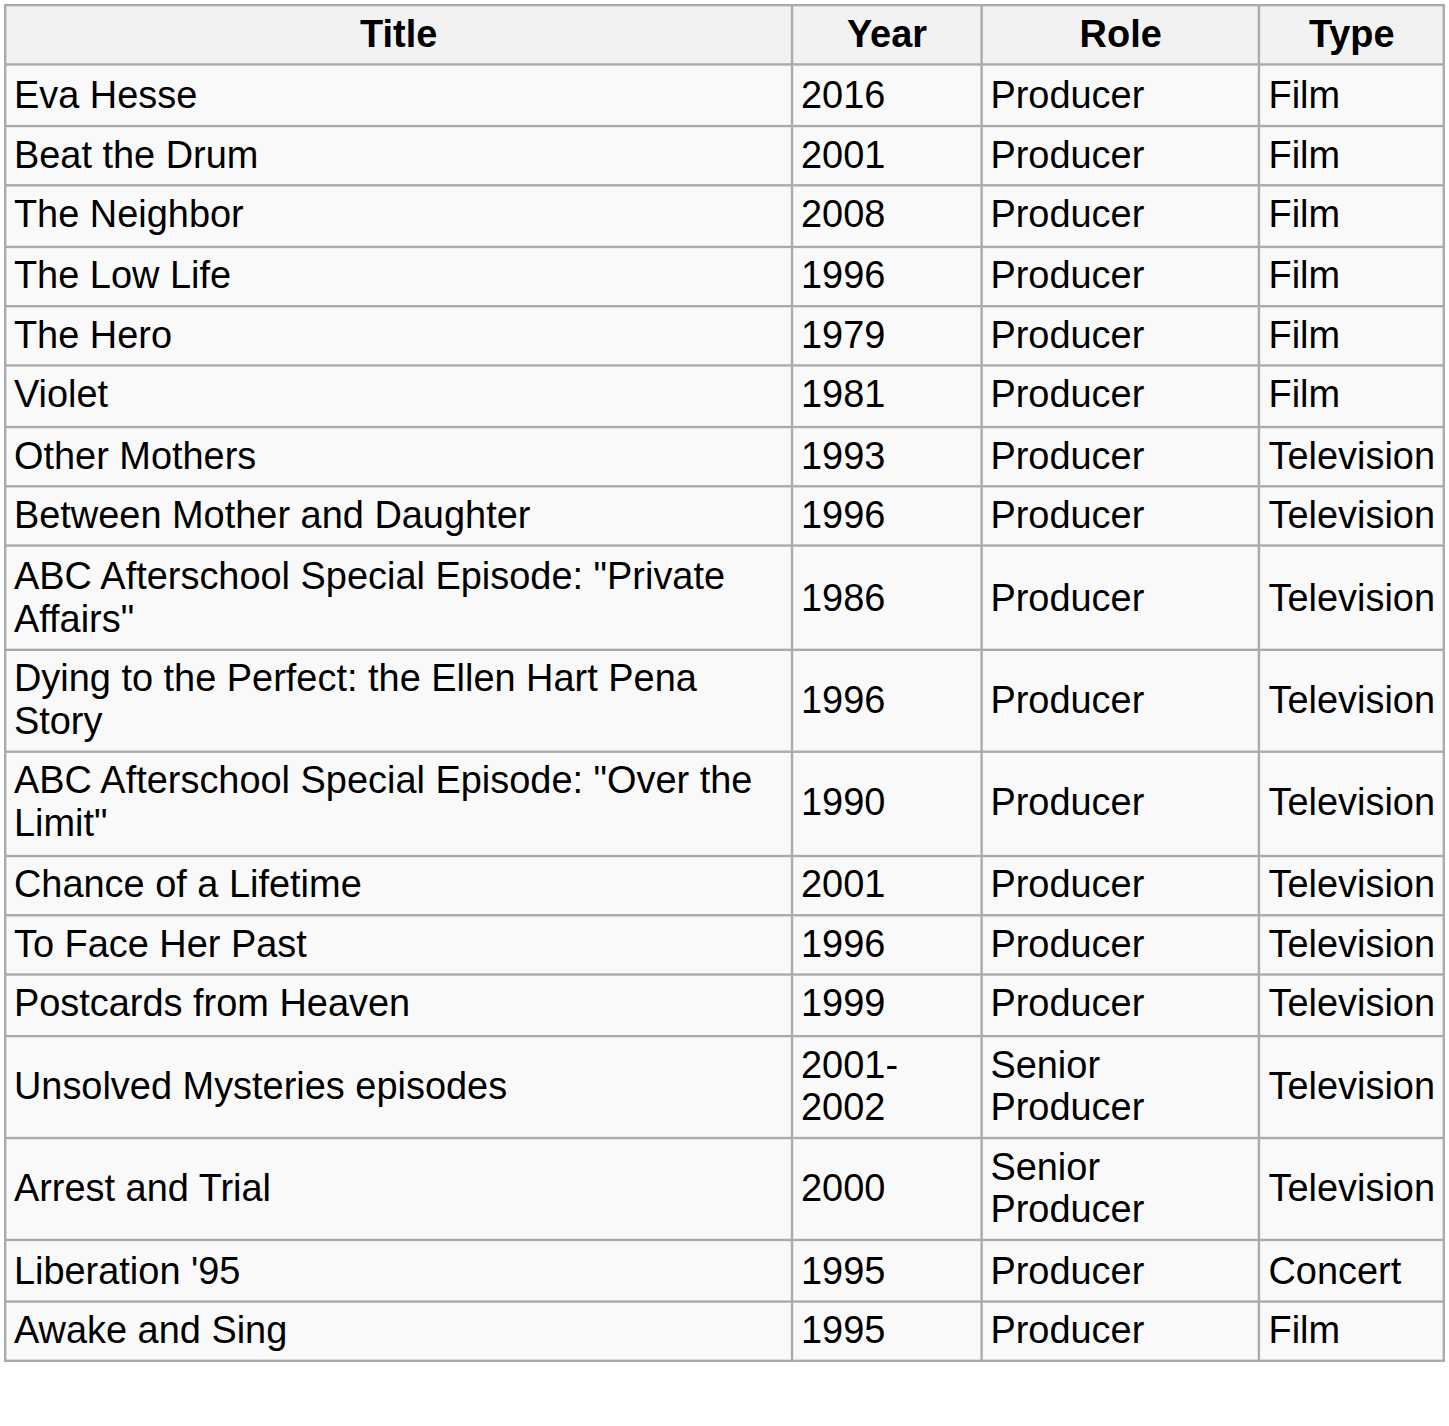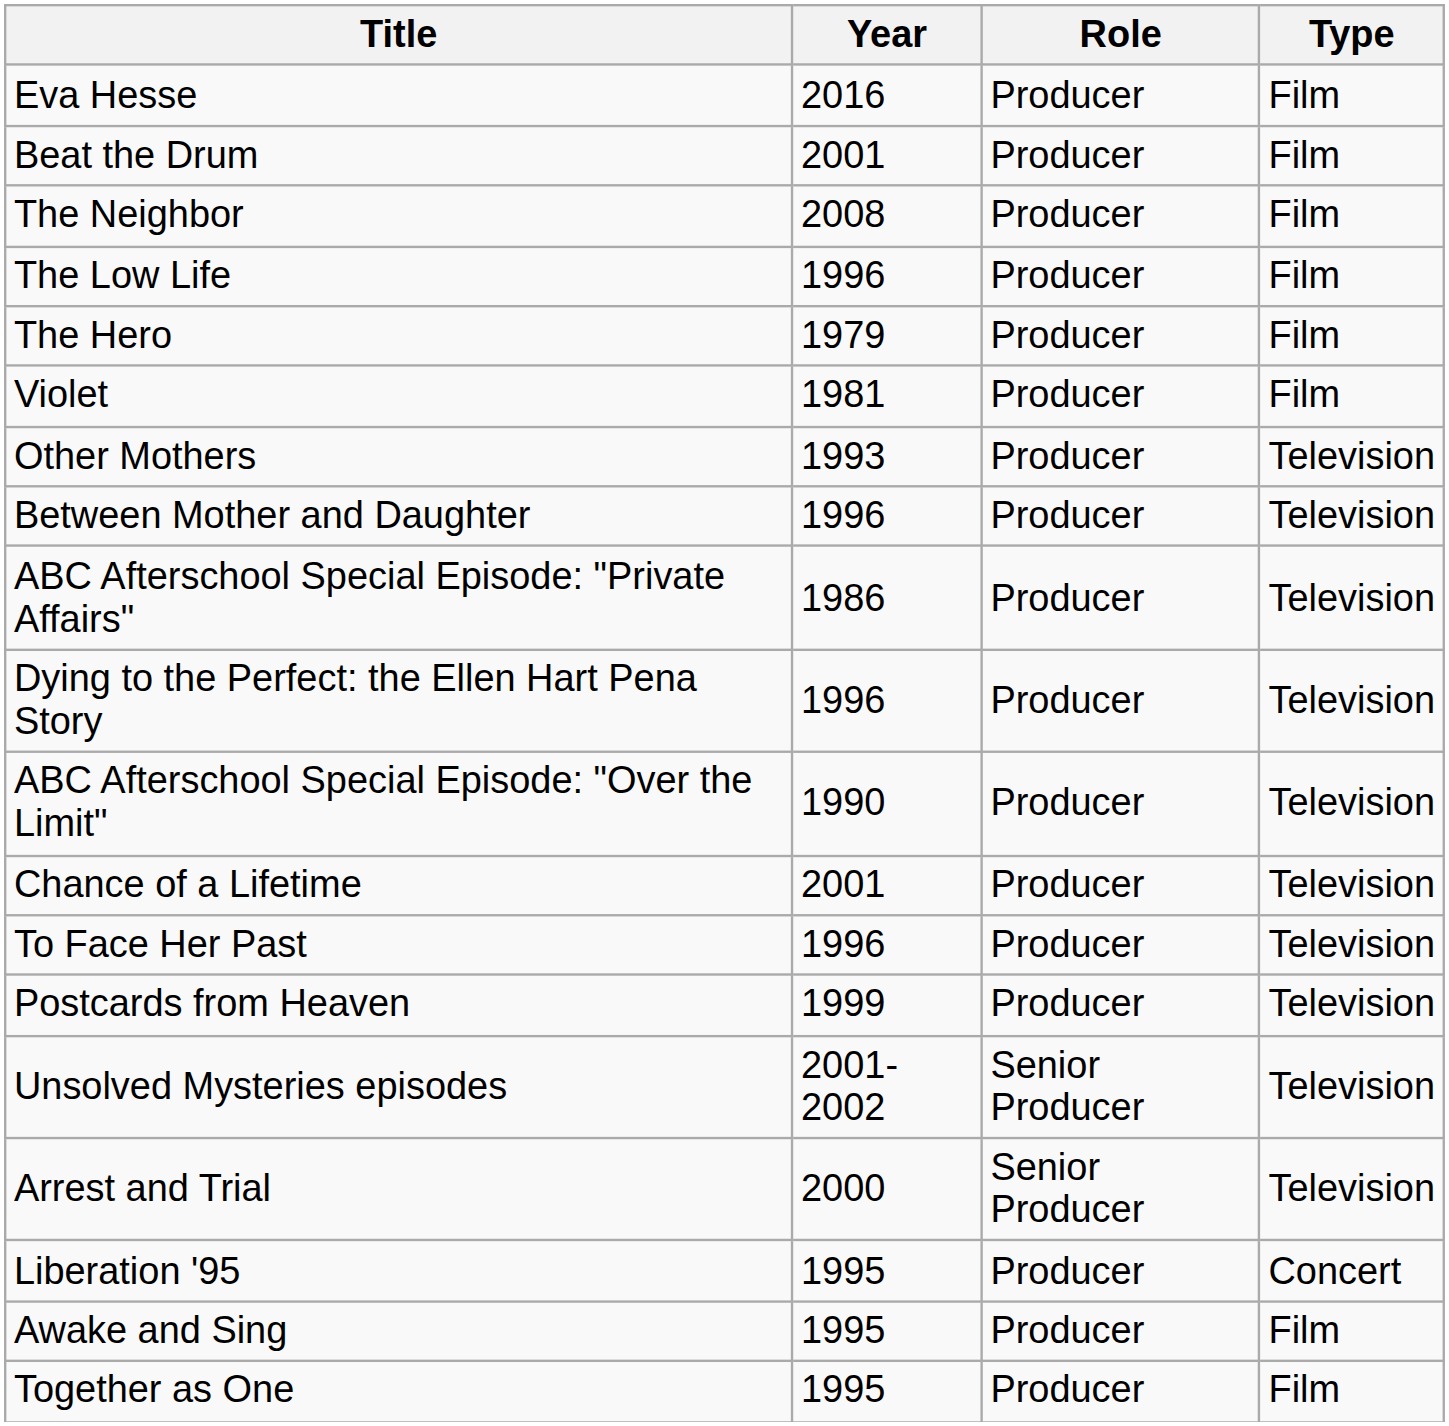+ row: (154, 1390)
